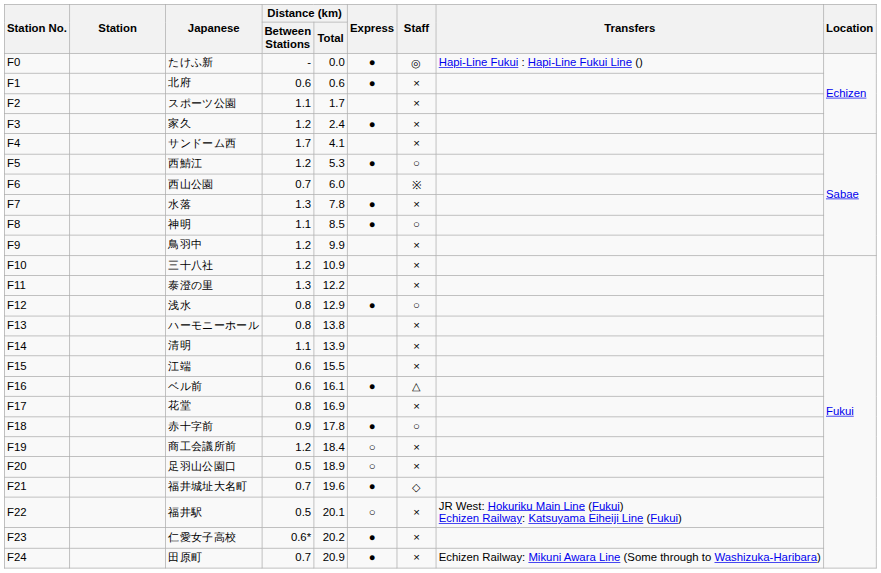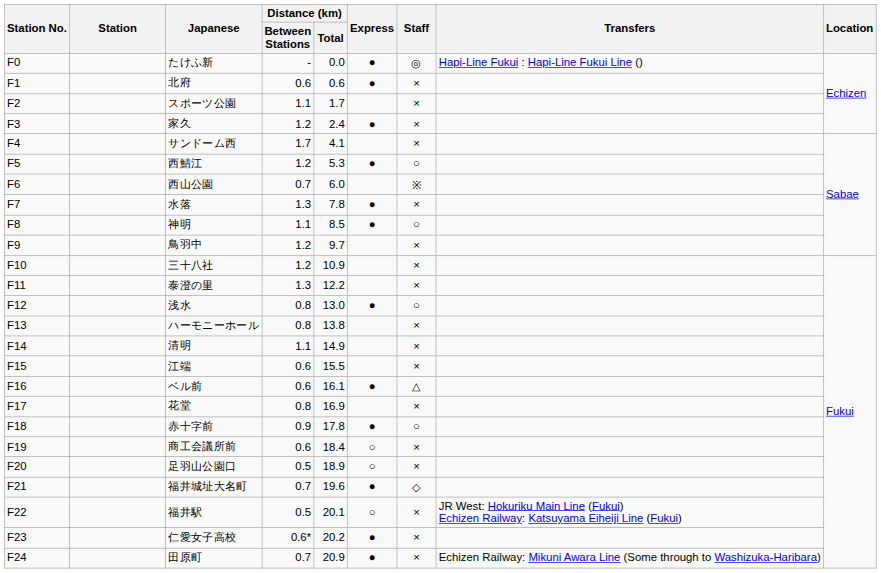(337, 245) 9.9 -> (337, 245) 9.7
(334, 305) 12.9 -> (334, 305) 13.0
(334, 346) 13.9 -> (334, 346) 14.9
(303, 446) 1.2 -> (303, 446) 0.6
